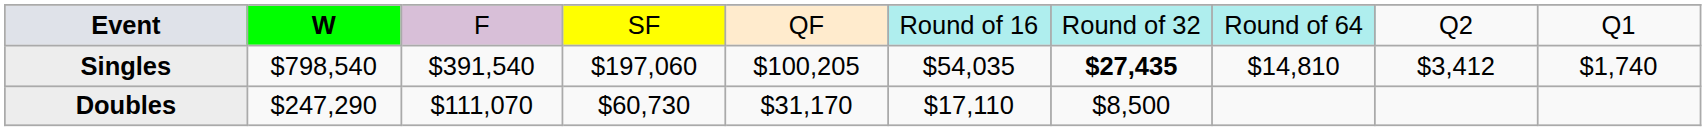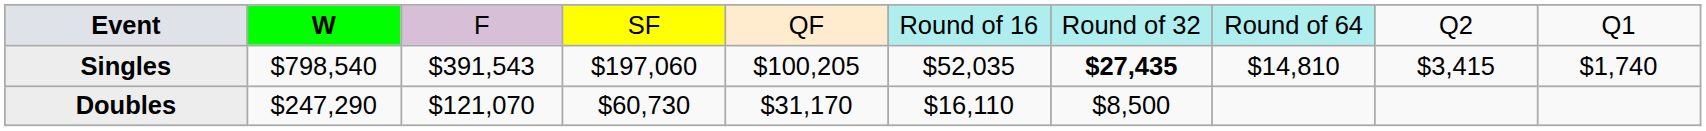(482, 66) $391,540 -> (482, 66) $391,543
(969, 66) $54,035 -> (969, 66) $52,035
(1456, 66) $3,412 -> (1456, 66) $3,415
(482, 106) $111,070 -> (482, 106) $121,070
(969, 106) $17,110 -> (969, 106) $16,110
